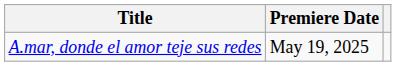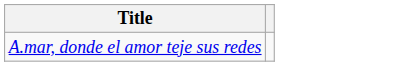- column: (324, 18)
